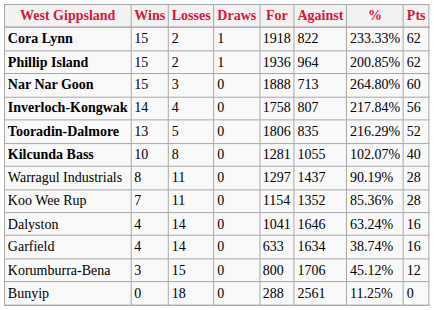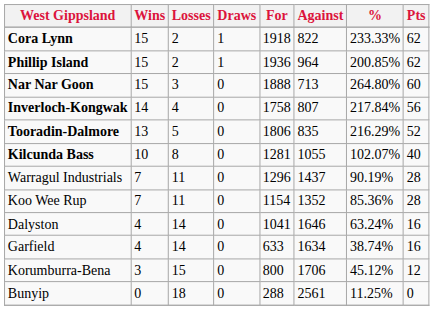(138, 177) 8 -> (138, 177) 7
(277, 177) 1297 -> (277, 177) 1296
